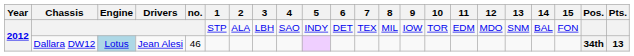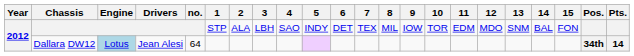(195, 43) 46 -> (195, 43) 64
(618, 43) 13 -> (618, 43) 14
